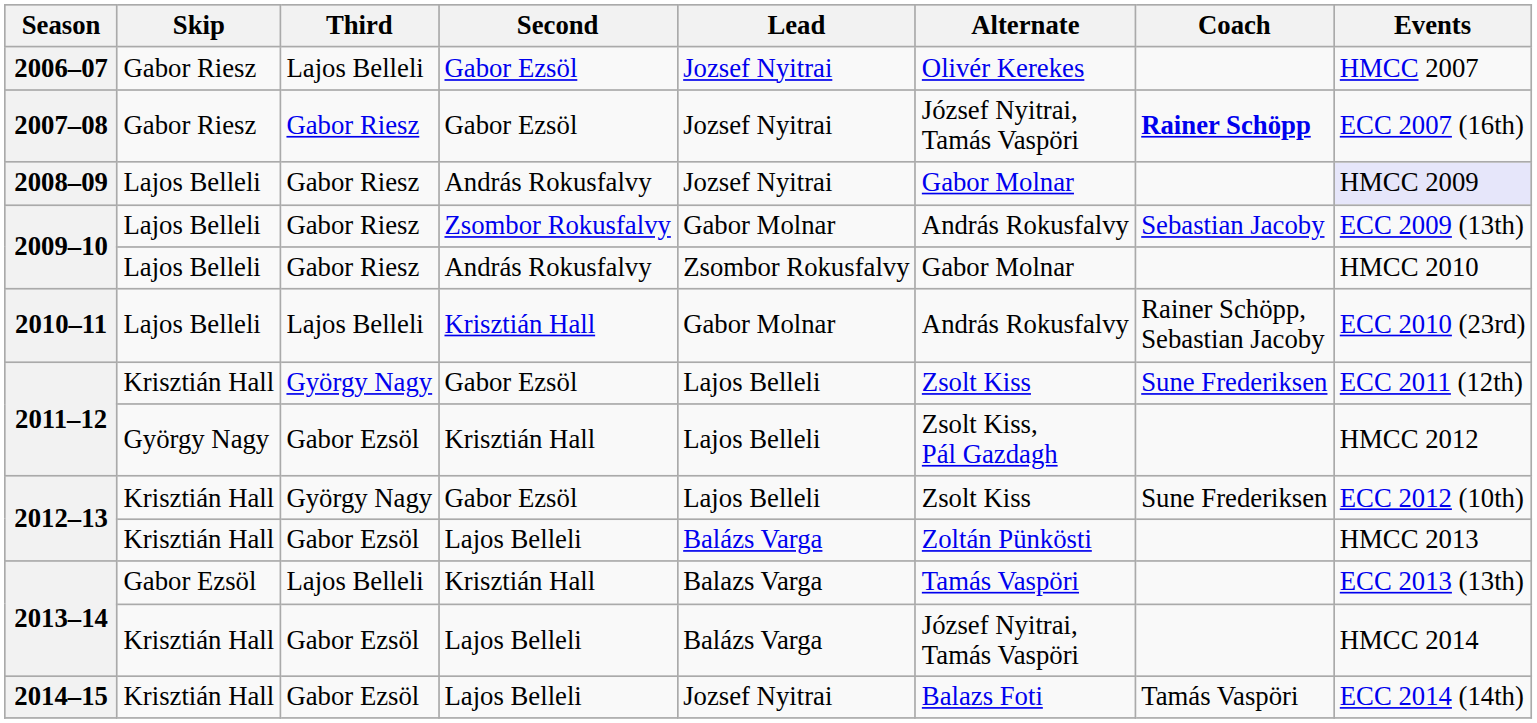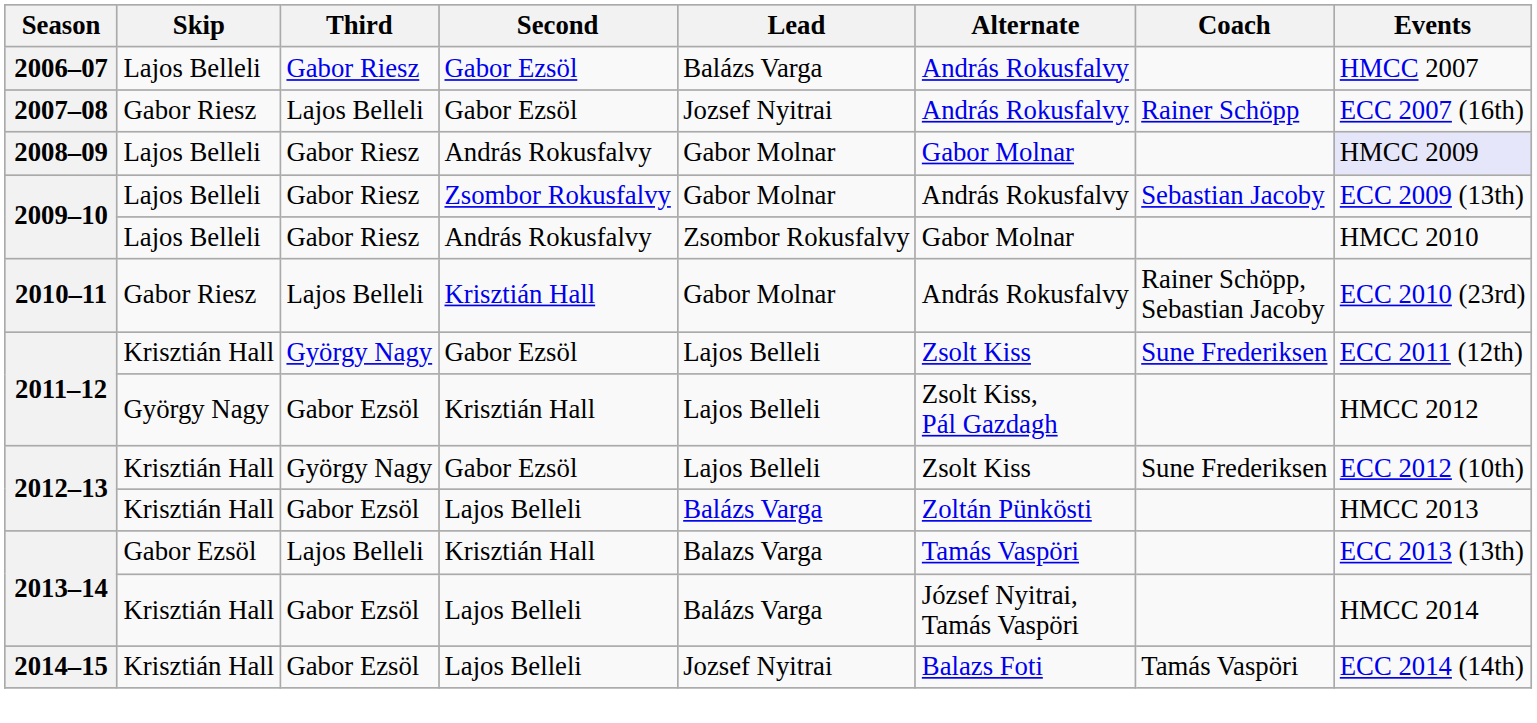(190, 68) Gabor Riesz -> (192, 68) Lajos Belleli
(355, 68) Lajos Belleli -> (353, 68) Gabor Riesz
(758, 68) Jozsef Nyitrai -> (753, 68) Balázs Varga
(1003, 68) Olivér Kerekes -> (1025, 68) András Rokusfalvy
(353, 125) Gabor Riesz -> (355, 110) Lajos Belleli
(1000, 125) József Nyitrai, Tamás Vaspöri -> (1025, 110) András Rokusfalvy
(1226, 125) bold -> (1220, 110) normal
(758, 182) Jozsef Nyitrai -> (759, 152) Gabor Molnar
(192, 325) Lajos Belleli -> (190, 294) Gabor Riesz
